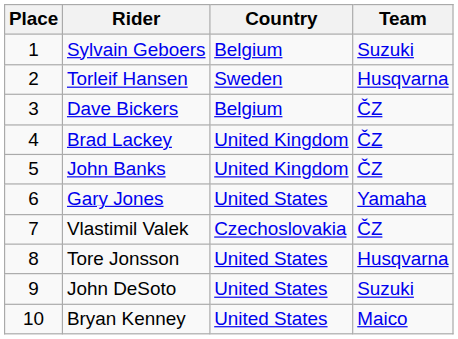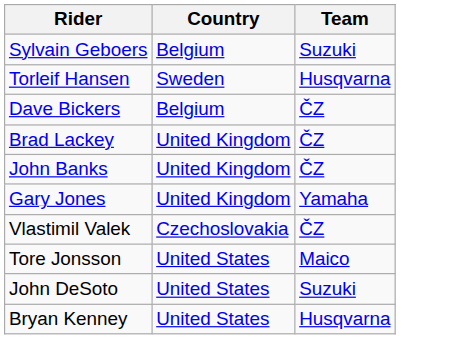- column: (34, 19)
(271, 199) United States -> (223, 199) United Kingdom
(403, 259) Husqvarna -> (324, 259) Maico
(382, 318) Maico -> (345, 318) Husqvarna
